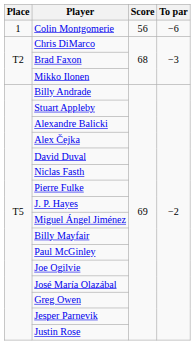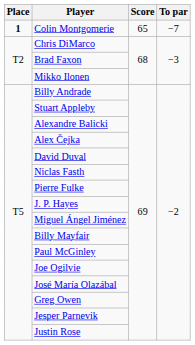(18, 28) normal -> (18, 28) bold
(143, 28) 56 -> (143, 28) 65
(173, 28) −6 -> (173, 28) −7
